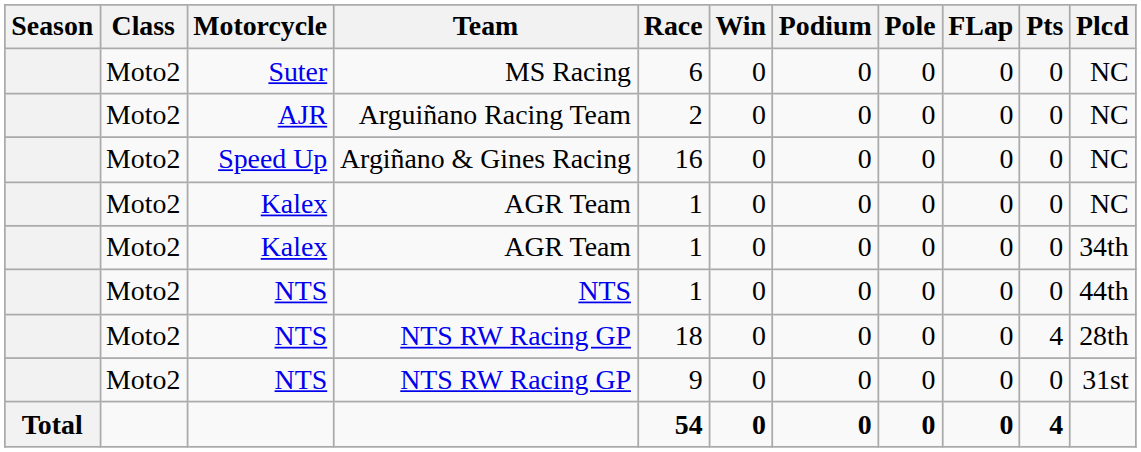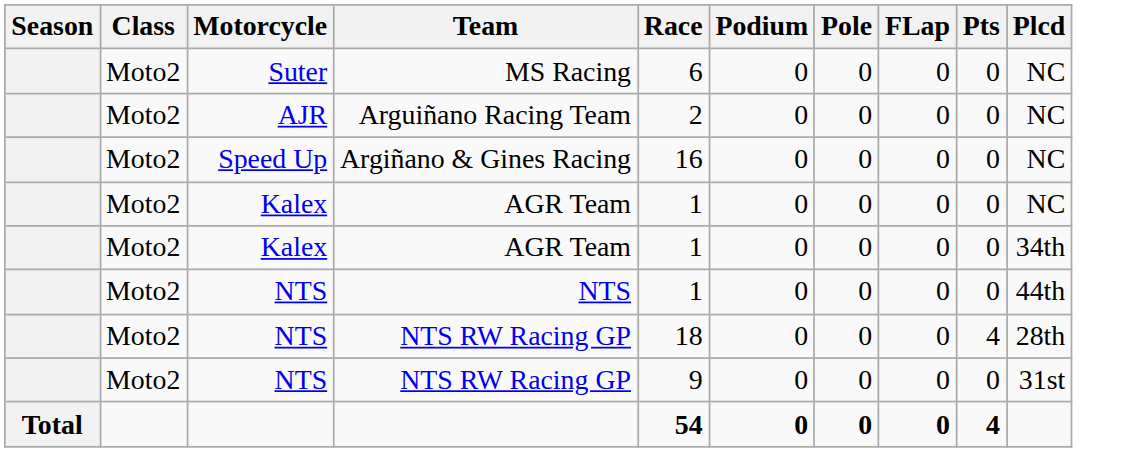- column: (741, 26)
